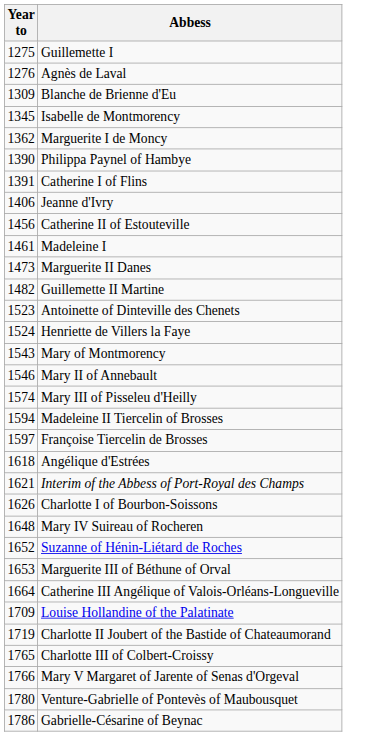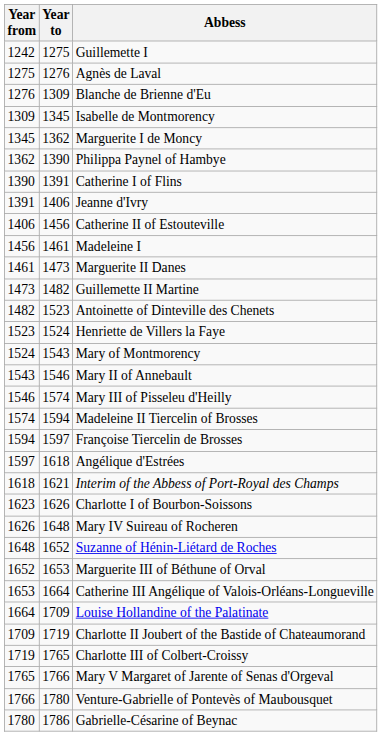+ column: (22, 22)
